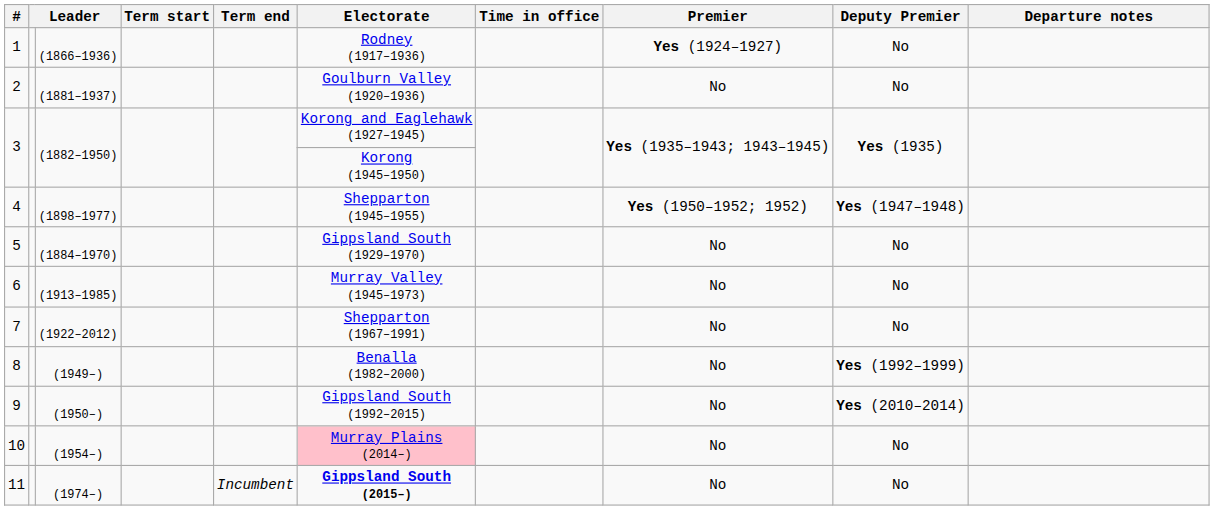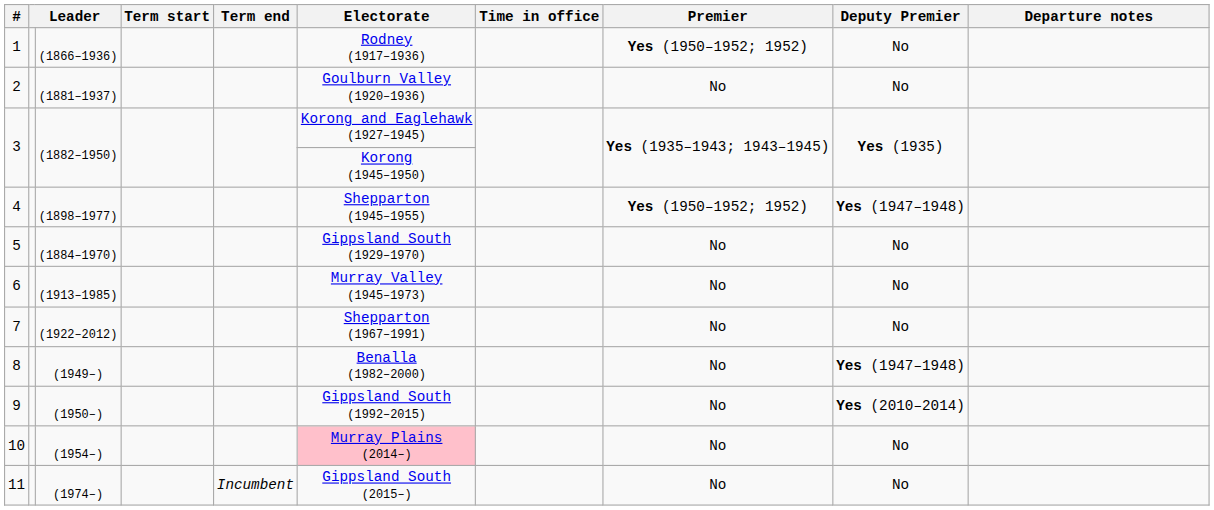(718, 48) Yes (1924–1927) -> (718, 48) Yes (1950–1952; 1952)
(901, 366) Yes (1992–1999) -> (901, 366) Yes (1947–1948)
(387, 486) bold -> (387, 485) normal
